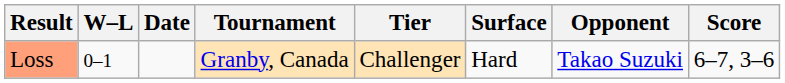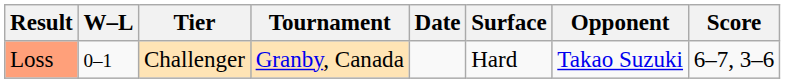columns swapped: (167, 22) <-> (410, 22)
